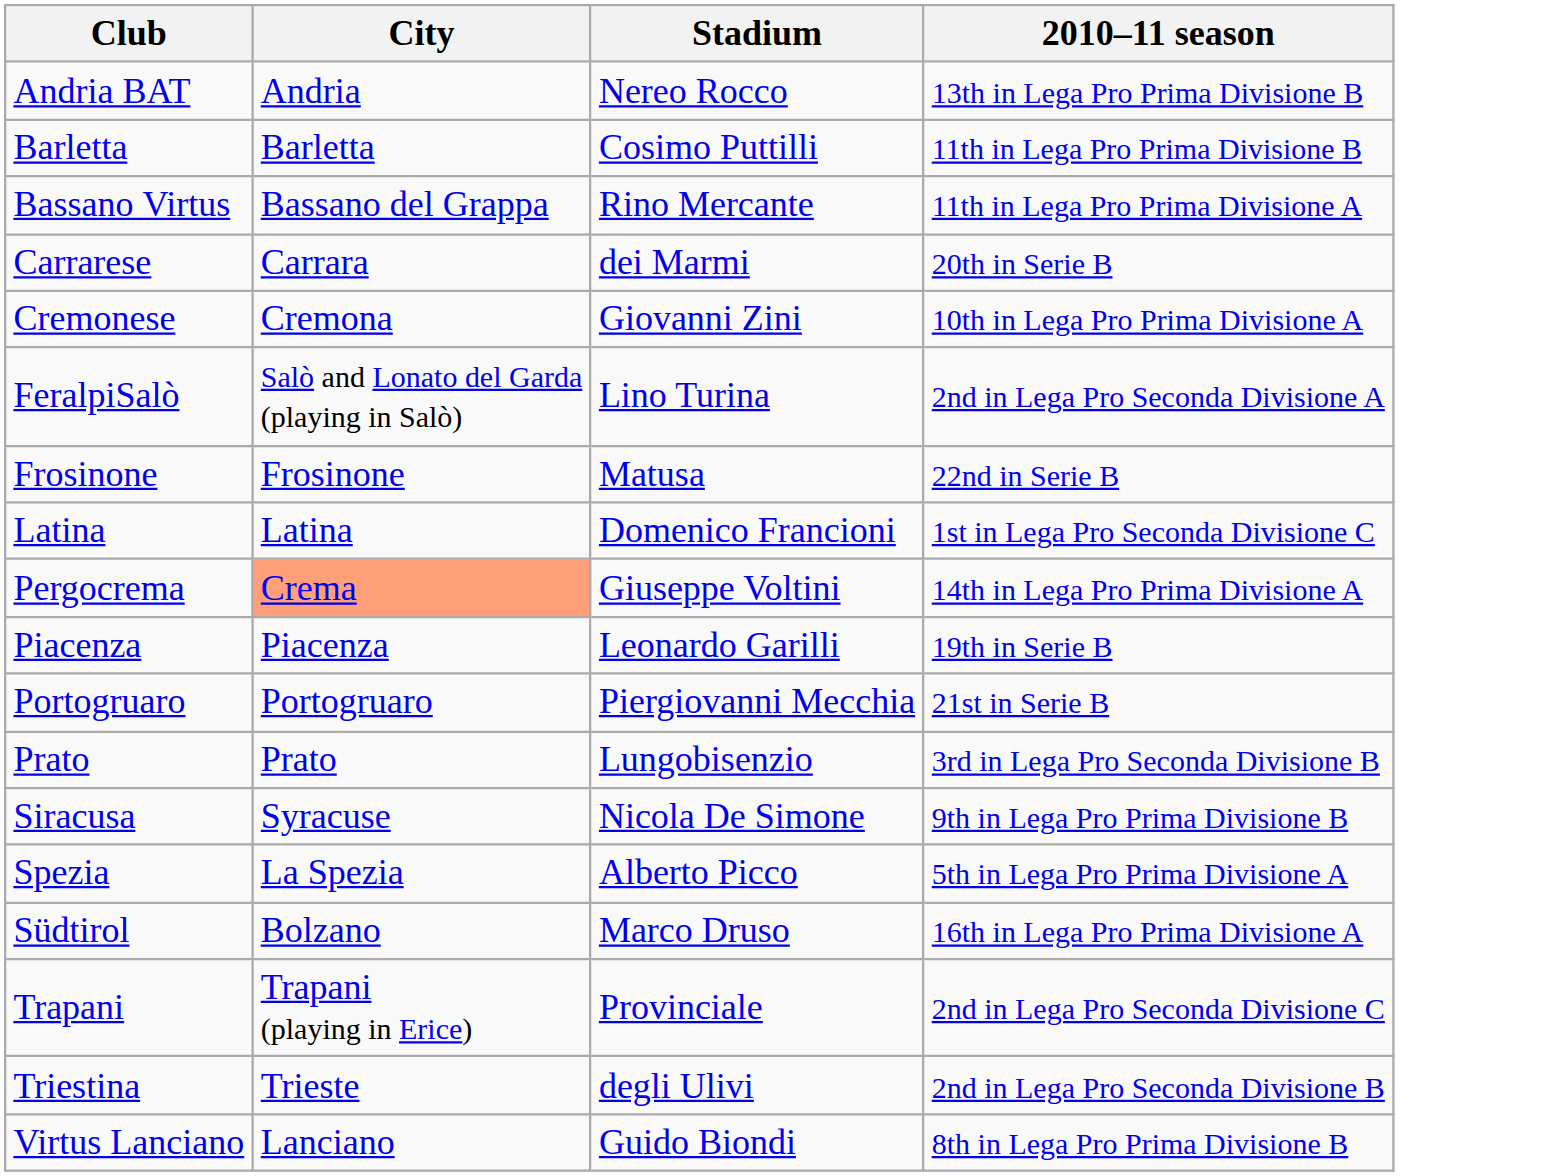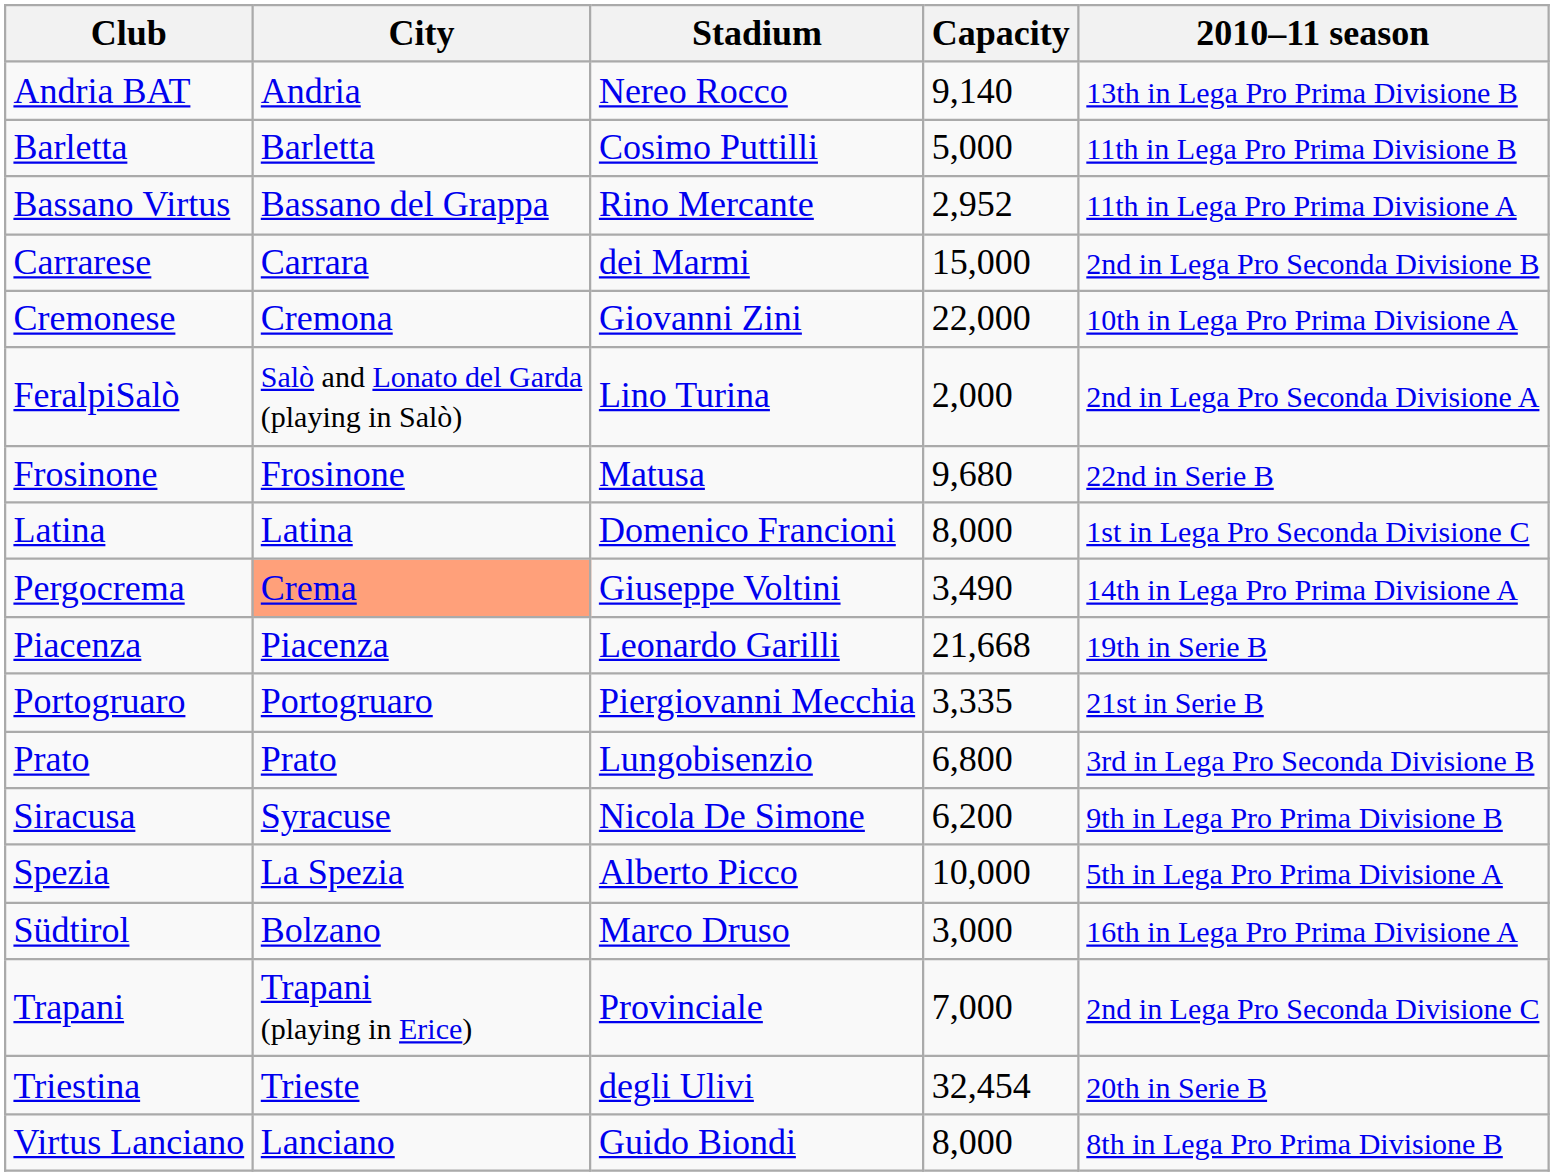+ column: (1001, 33)
(1022, 263) 20th in Serie B -> (1313, 263) 2nd in Lega Pro Seconda Divisione B
(1158, 1086) 2nd in Lega Pro Seconda Divisione B -> (1177, 1086) 20th in Serie B
